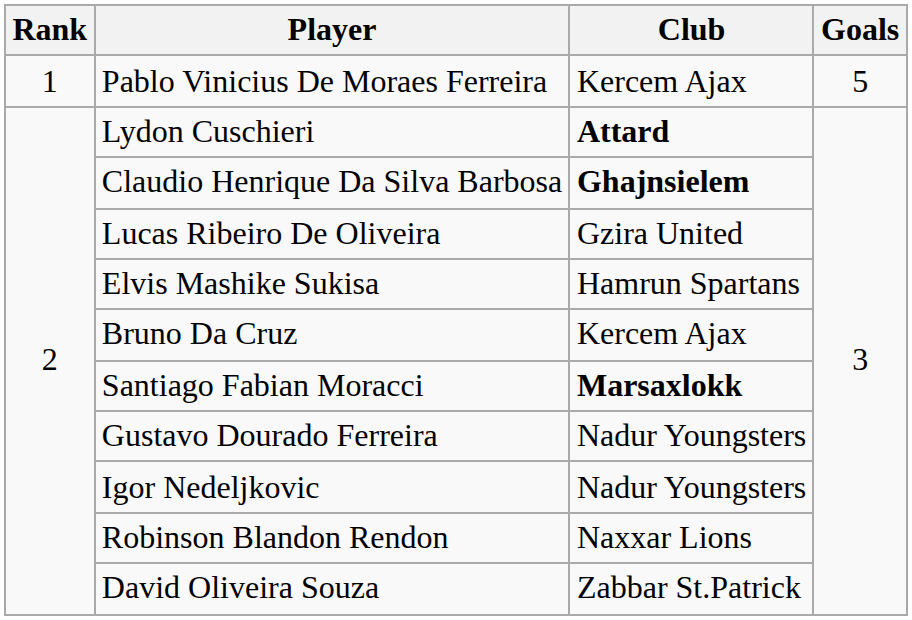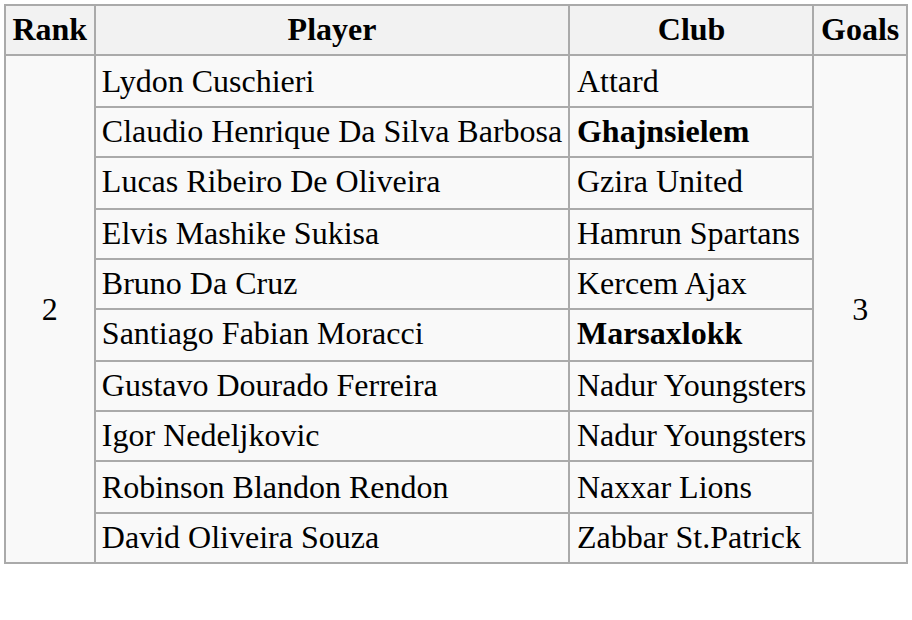- row: (325, 80)
(623, 131) bold -> (618, 80) normal
